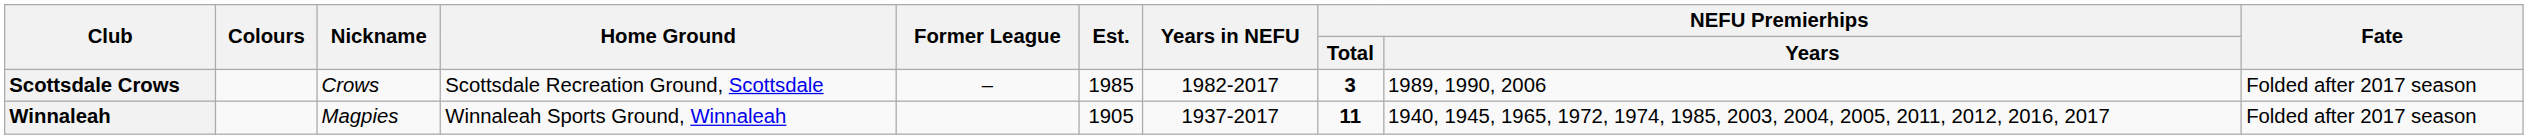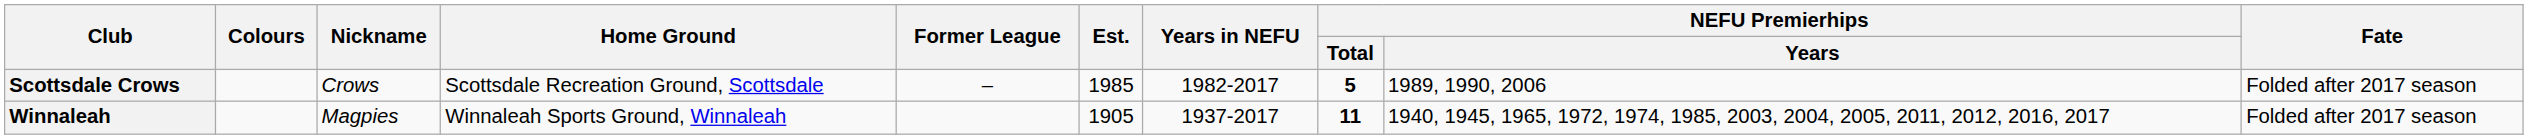(1350, 85) 3 -> (1350, 85) 5
